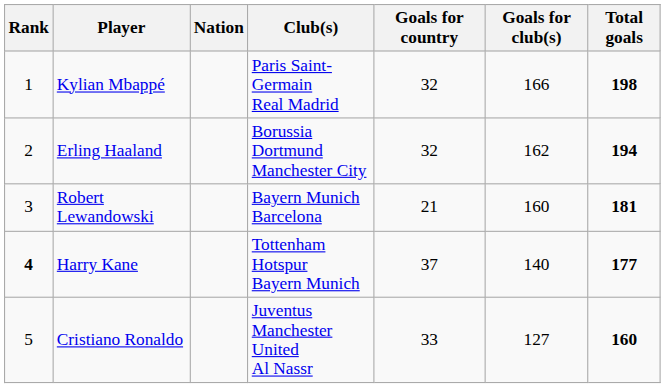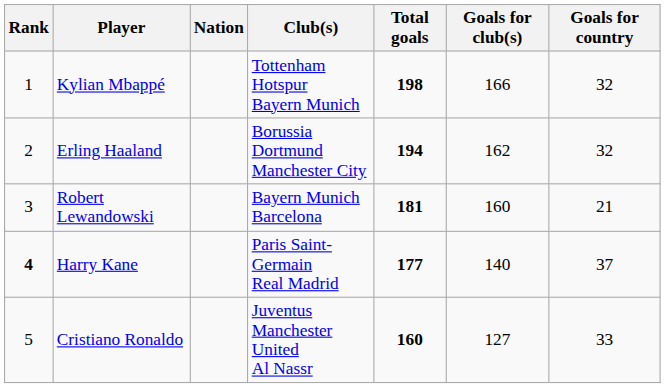columns swapped: (429, 27) <-> (624, 27)
(295, 84) Paris Saint-Germain Real Madrid -> (306, 84) Tottenham Hotspur Bayern Munich
(306, 263) Tottenham Hotspur Bayern Munich -> (295, 263) Paris Saint-Germain Real Madrid
